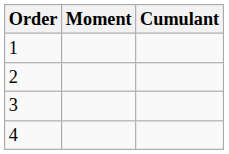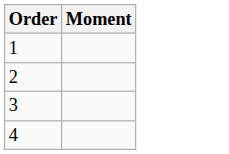- column: (180, 18)
